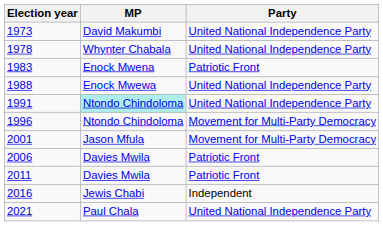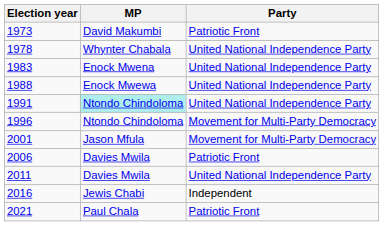(280, 31) United National Independence Party -> (224, 31) Patriotic Front
(224, 67) Patriotic Front -> (280, 67) United National Independence Party
(224, 175) Patriotic Front -> (280, 175) United National Independence Party
(280, 211) United National Independence Party -> (224, 211) Patriotic Front
